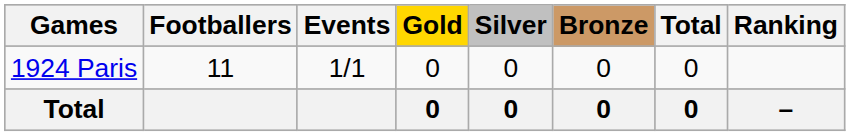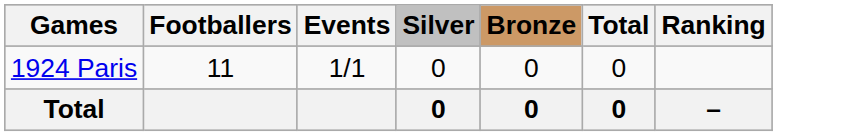- column: (433, 25)
